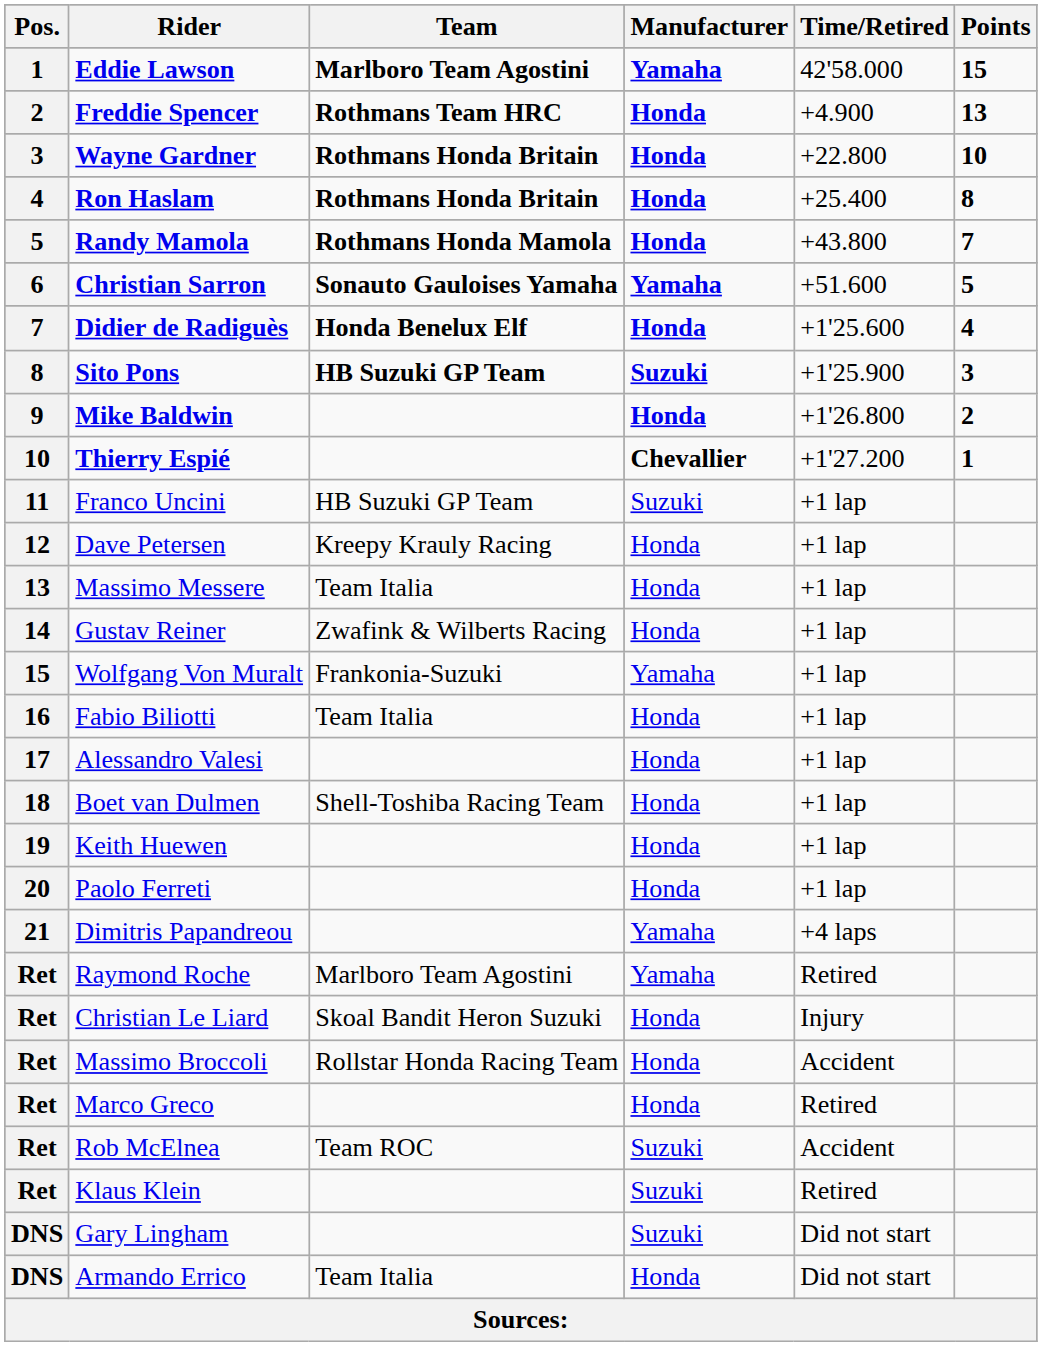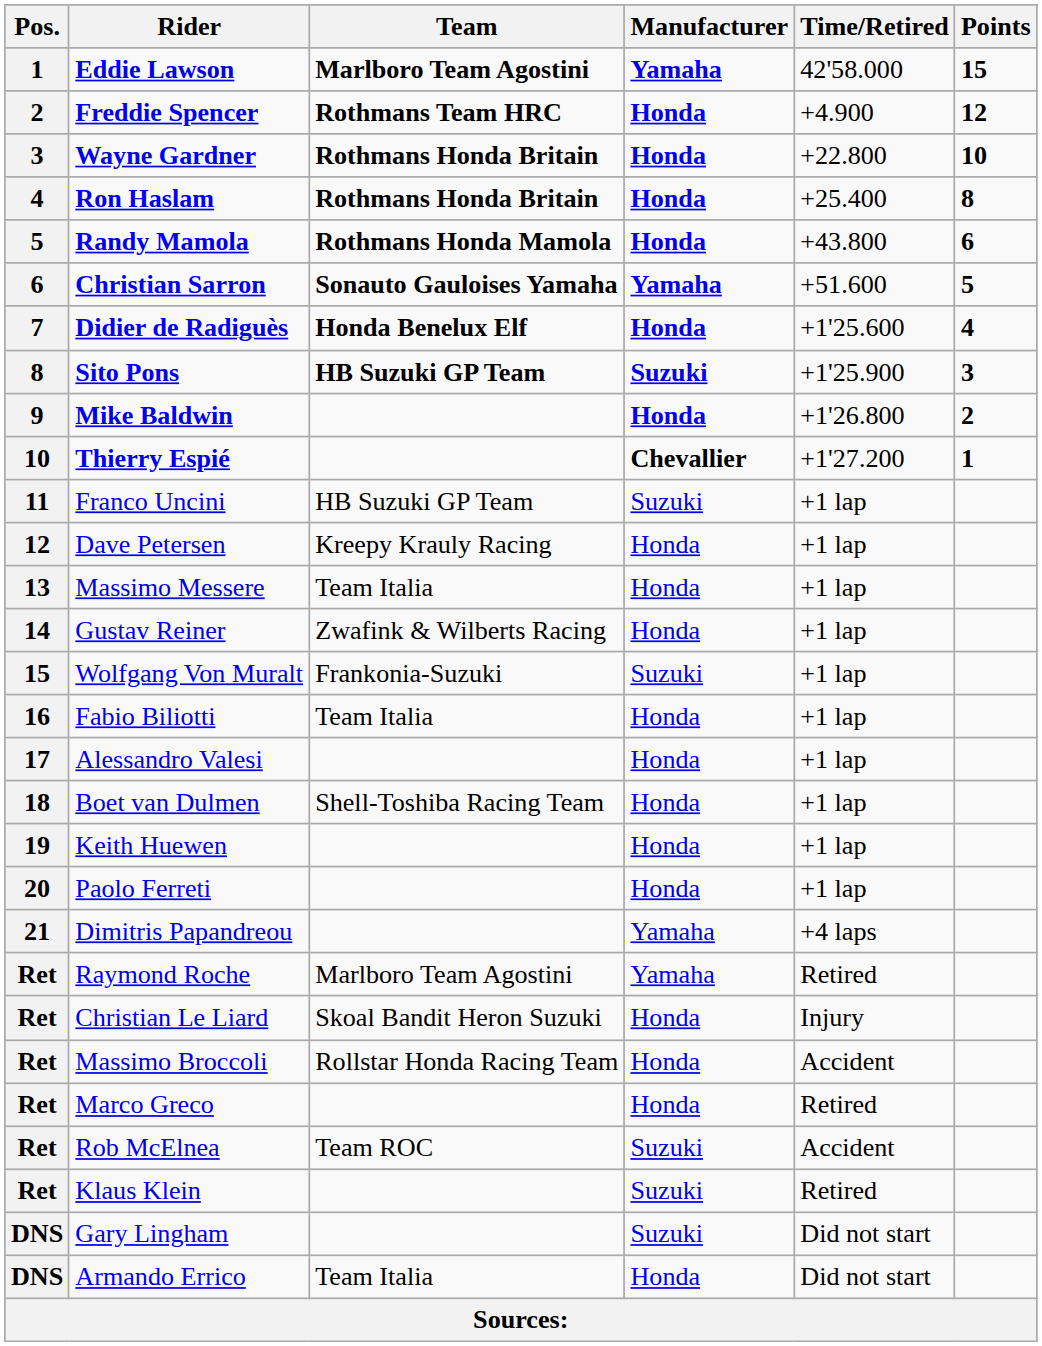(974, 112) 13 -> (974, 112) 12
(967, 241) 7 -> (967, 241) 6
(673, 672) Yamaha -> (667, 672) Suzuki
